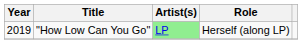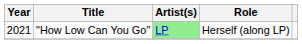(19, 30) 2019 -> (19, 30) 2021
